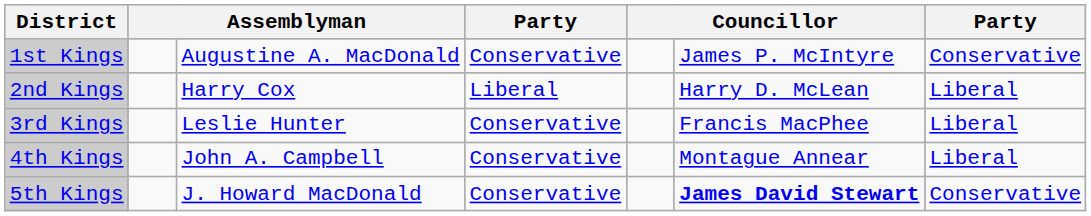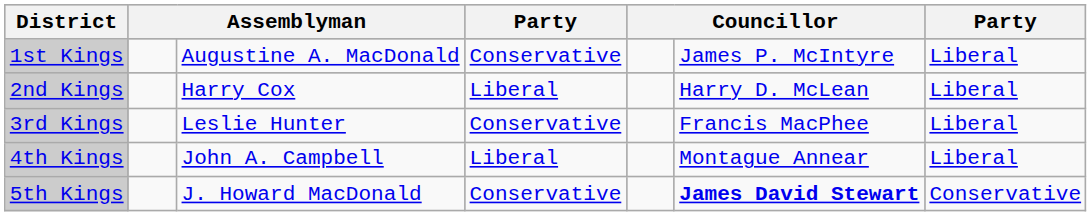(1005, 56) Conservative -> (974, 56) Liberal
(545, 159) Conservative -> (514, 159) Liberal
